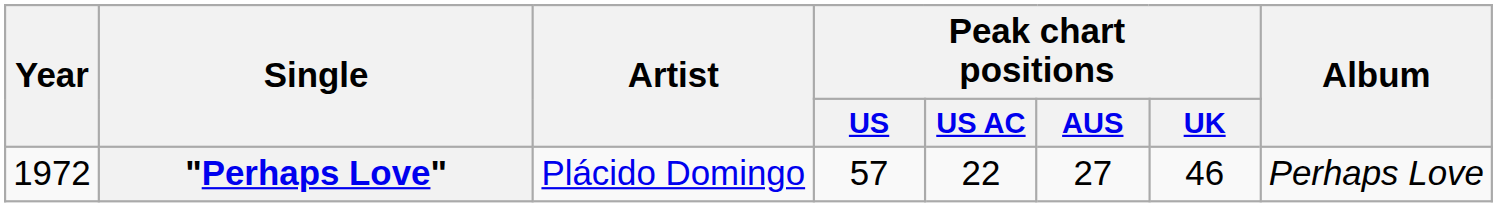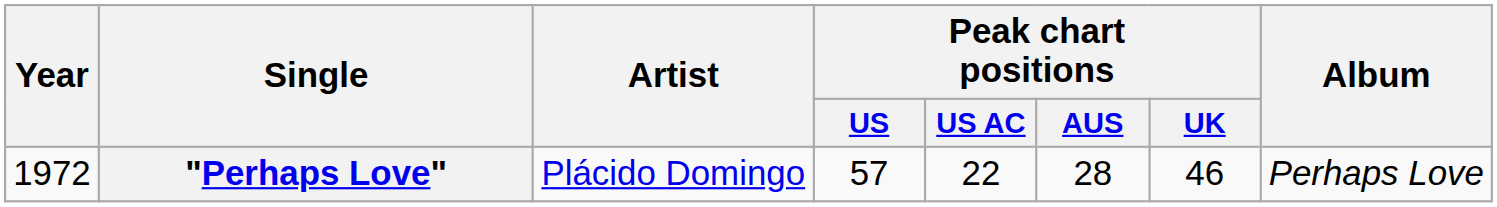(1093, 173) 27 -> (1093, 173) 28
